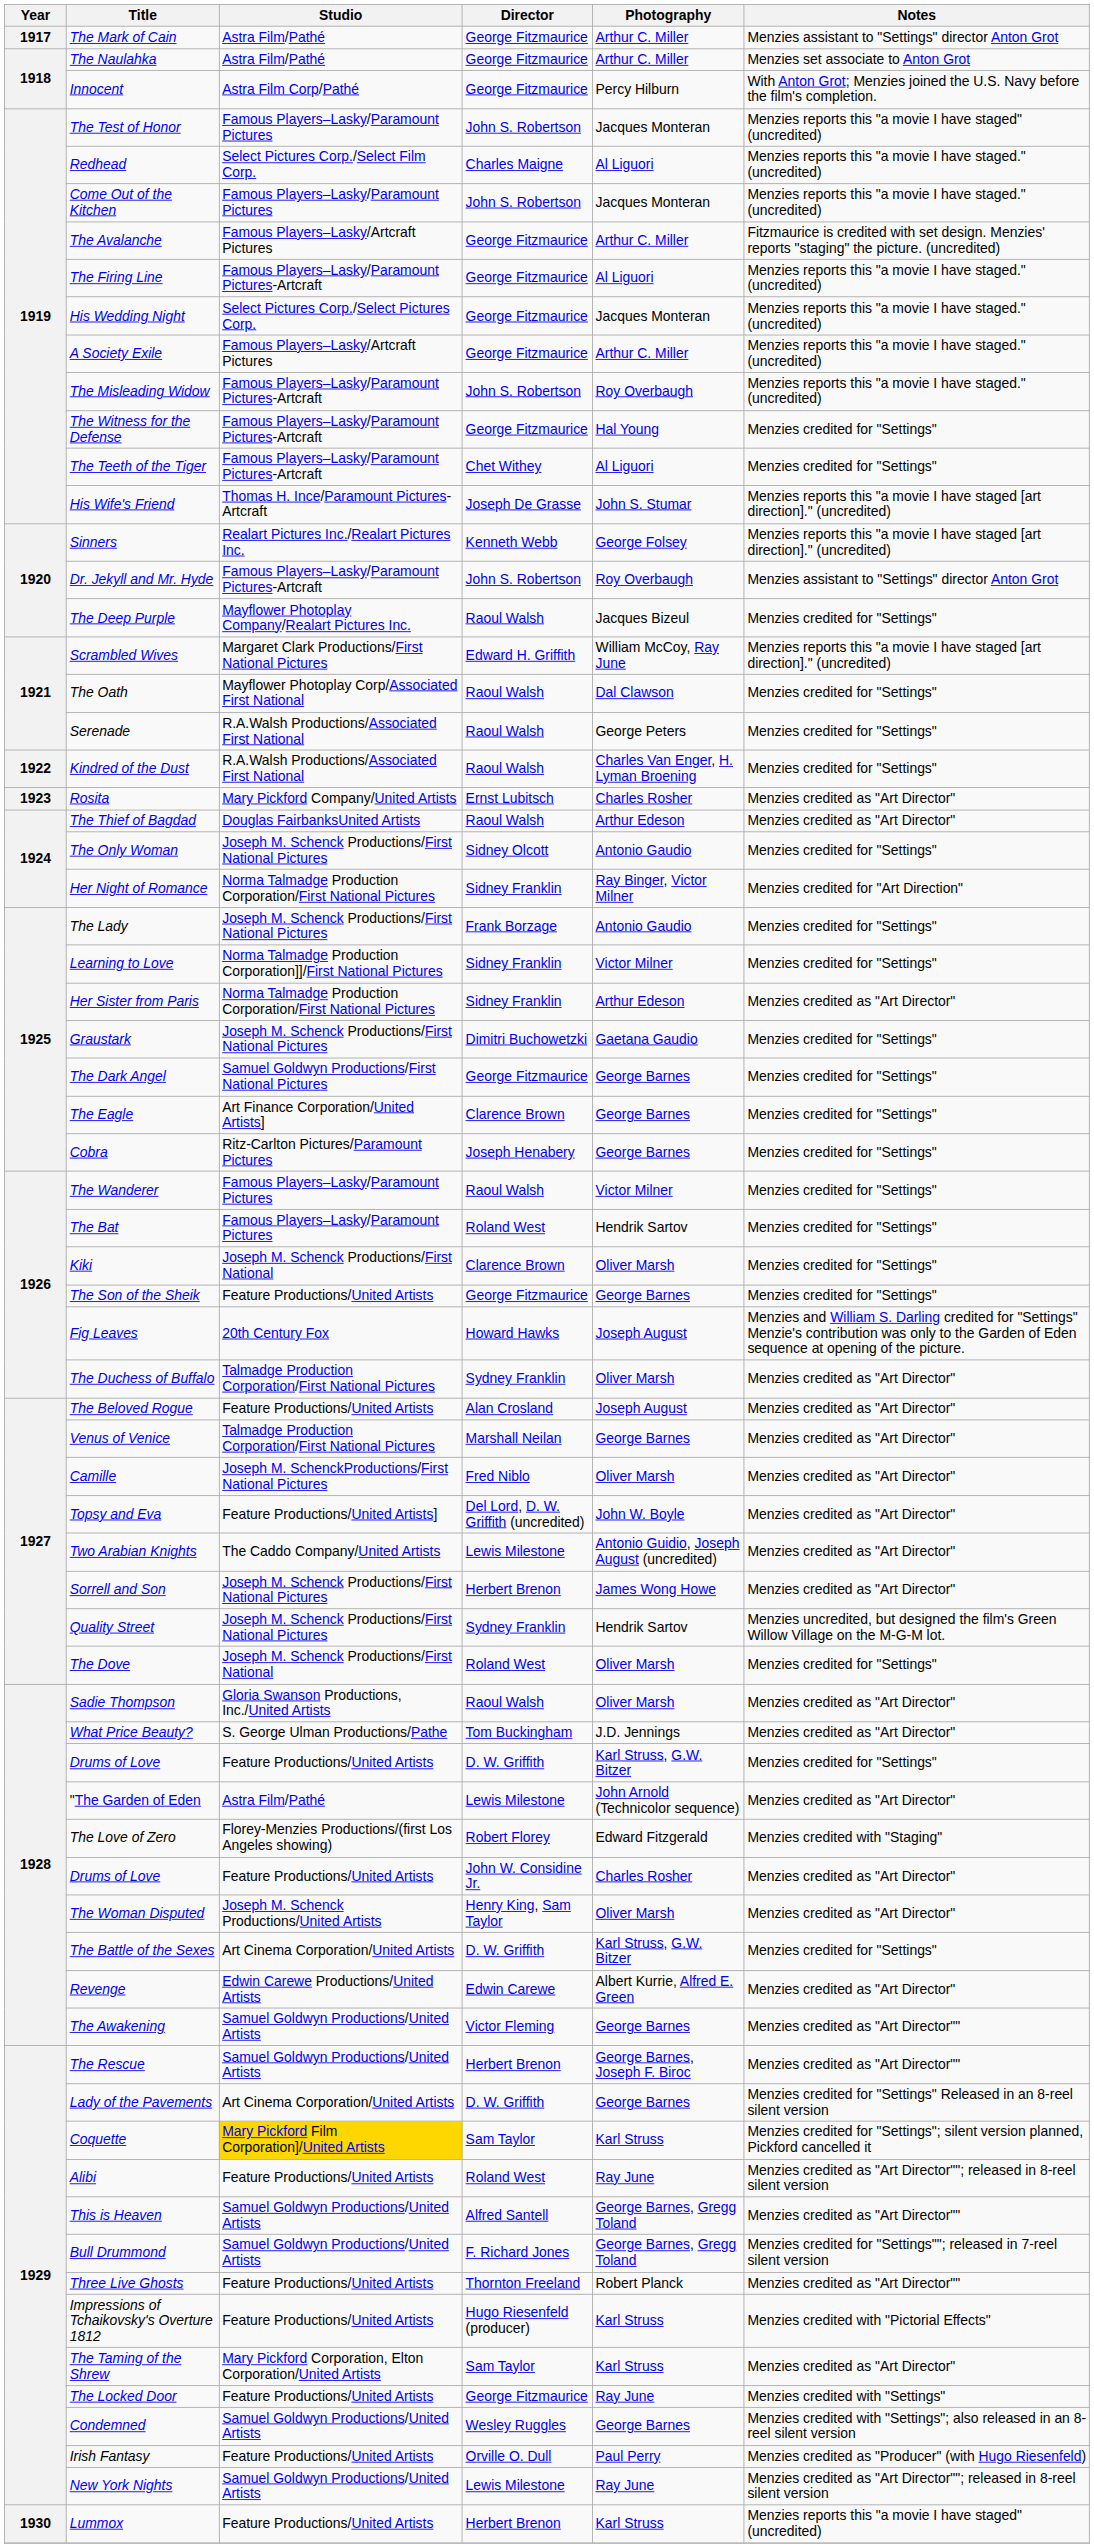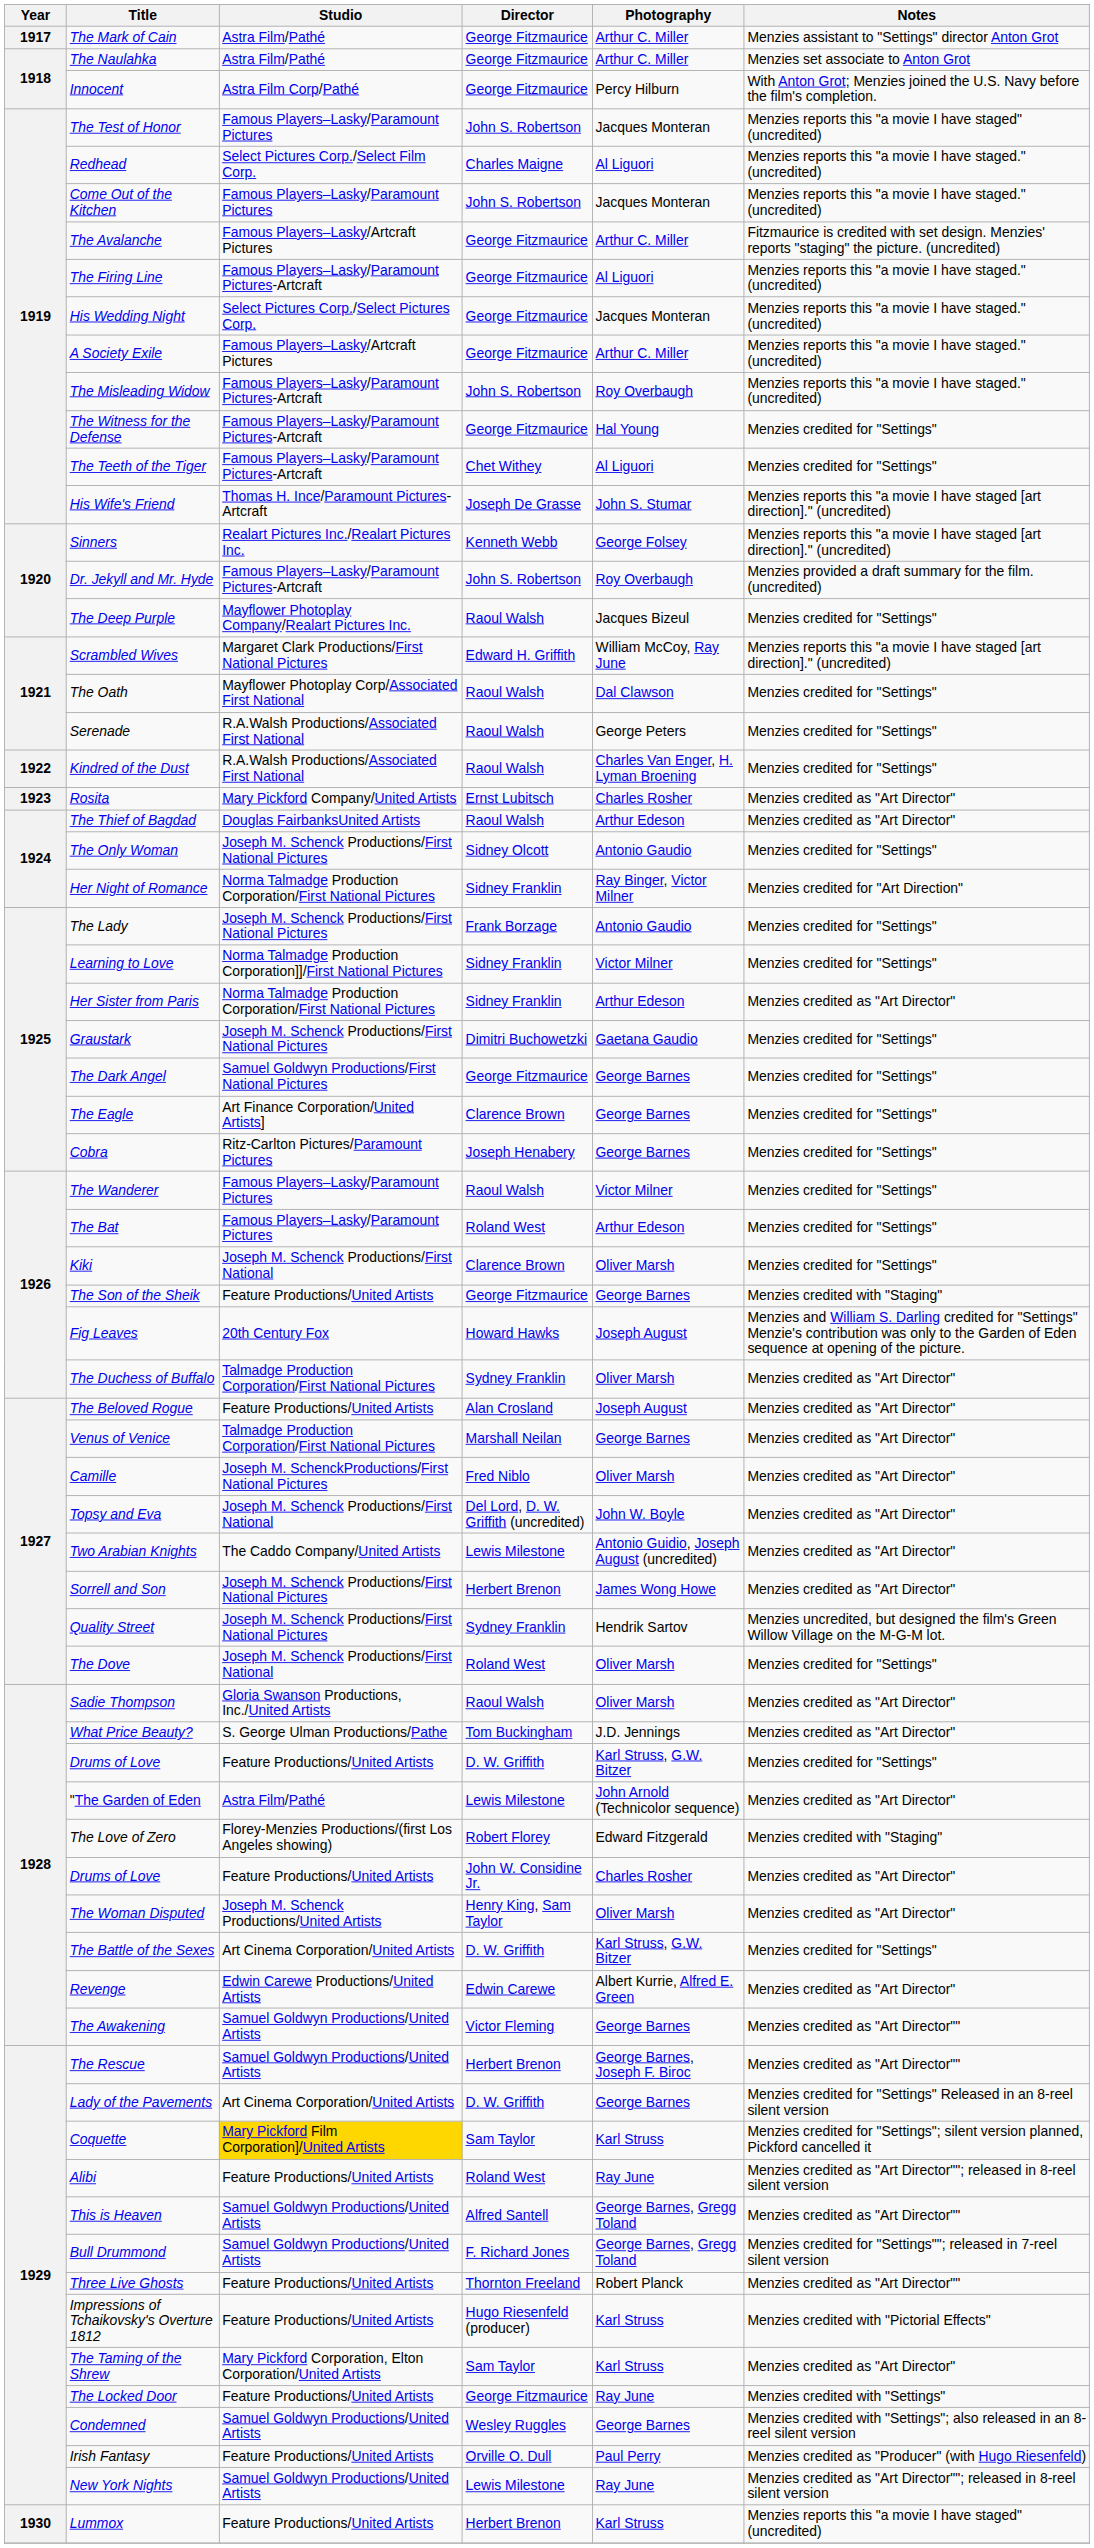(903, 580) Menzies assistant to "Settings" director Anton Grot -> (891, 580) Menzies provided a draft summary for the film.(uncredited)
(642, 1228) Hendrik Sartov -> (640, 1228) Arthur Edeson
(842, 1295) Menzies credited for "Settings" -> (845, 1295) Menzies credited with "Staging"
(330, 1514) Feature Productions/United Artists] -> (337, 1514) Joseph M. Schenck Productions/First National
